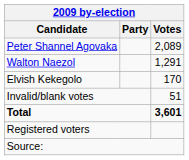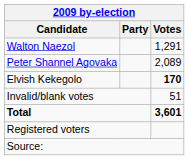rows swapped: (62, 46) <-> (41, 63)
(172, 79) normal -> (172, 79) bold
